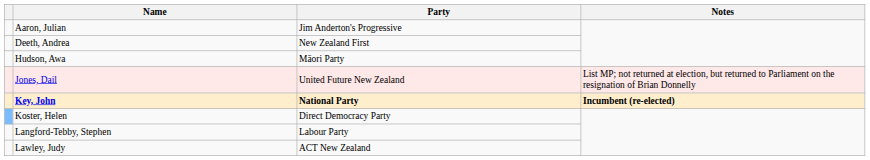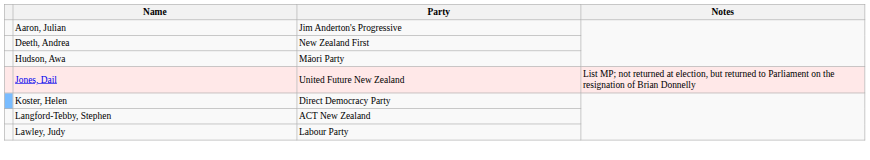- row: (35, 101)
(324, 132) Labour Party -> (335, 116) ACT New Zealand
(335, 147) ACT New Zealand -> (324, 132) Labour Party
